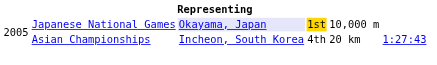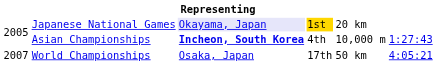(354, 25) 10,000 m -> (351, 25) 20 km
(241, 40) normal -> (241, 40) bold
(345, 40) 20 km -> (361, 40) 10,000 m
+ row: (91, 55)
